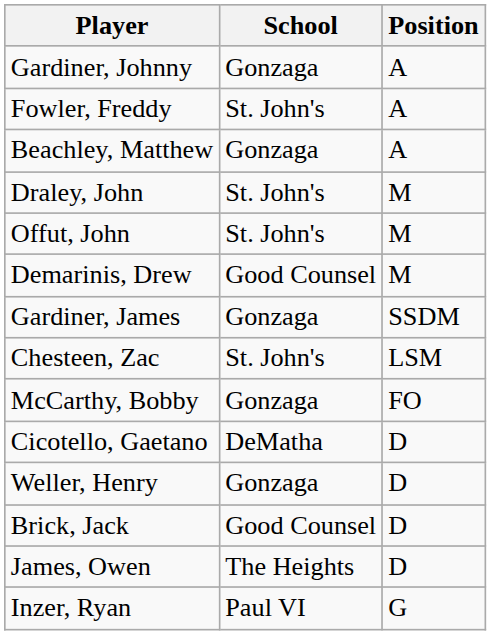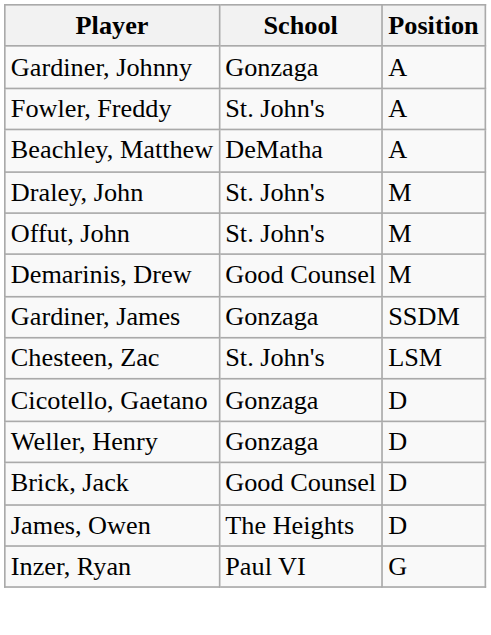(272, 150) Gonzaga -> (274, 150) DeMatha
- row: (105, 399)
(274, 441) DeMatha -> (272, 399) Gonzaga
